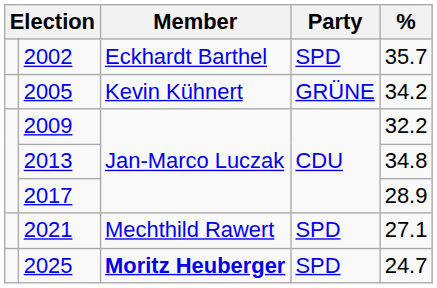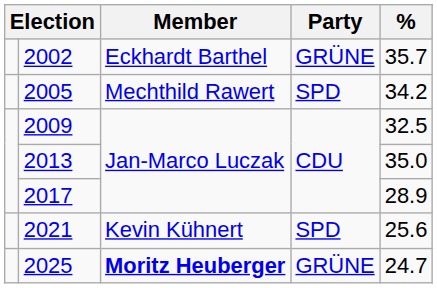(318, 56) SPD -> (335, 56) GRÜNE
(174, 91) Kevin Kühnert -> (190, 91) Mechthild Rawert
(335, 91) GRÜNE -> (318, 91) SPD
(406, 126) 32.2 -> (406, 126) 32.5
(406, 160) 34.8 -> (406, 160) 35.0
(190, 230) Mechthild Rawert -> (174, 230) Kevin Kühnert
(406, 230) 27.1 -> (406, 230) 25.6
(318, 265) SPD -> (335, 265) GRÜNE
